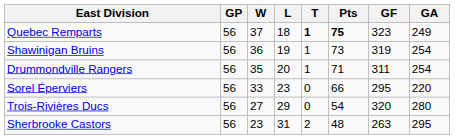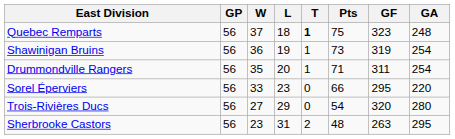(337, 32) bold -> (337, 32) normal
(422, 32) 249 -> (422, 32) 248
